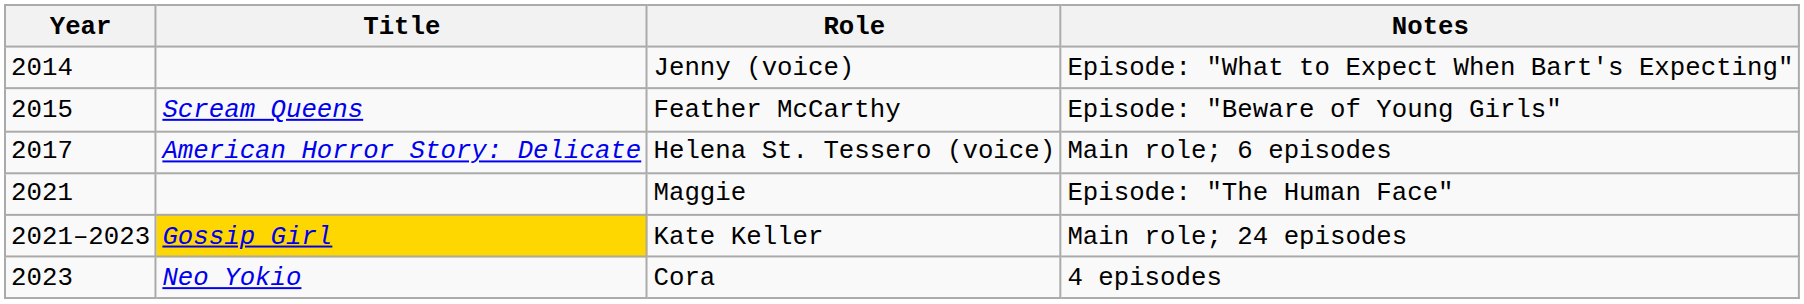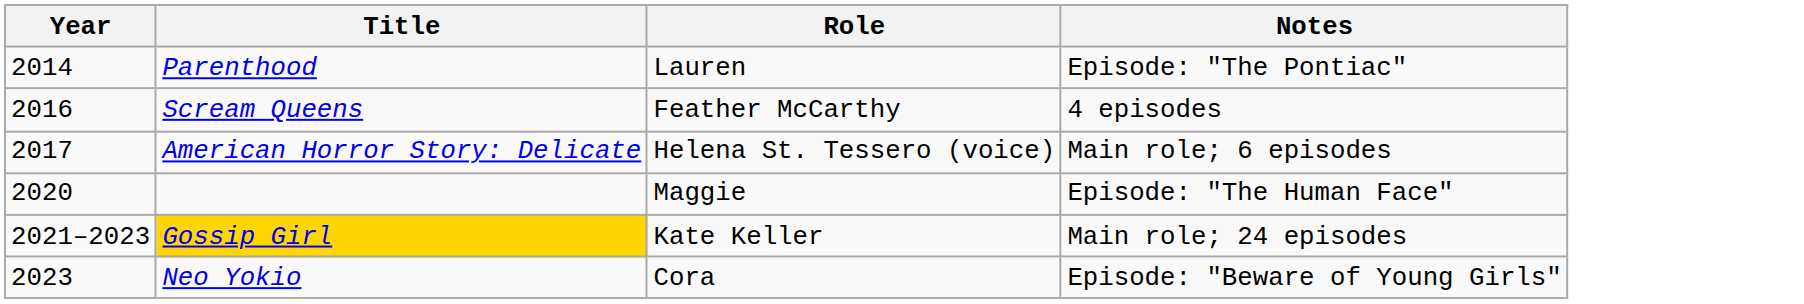+ row: (700, 68)
- row: (754, 68)
(42, 110) 2015 -> (42, 110) 2016
(1315, 110) Episode: "Beware of Young Girls" -> (1145, 110) 4 episodes
(42, 194) 2021 -> (42, 194) 2020
(1145, 278) 4 episodes -> (1315, 278) Episode: "Beware of Young Girls"
